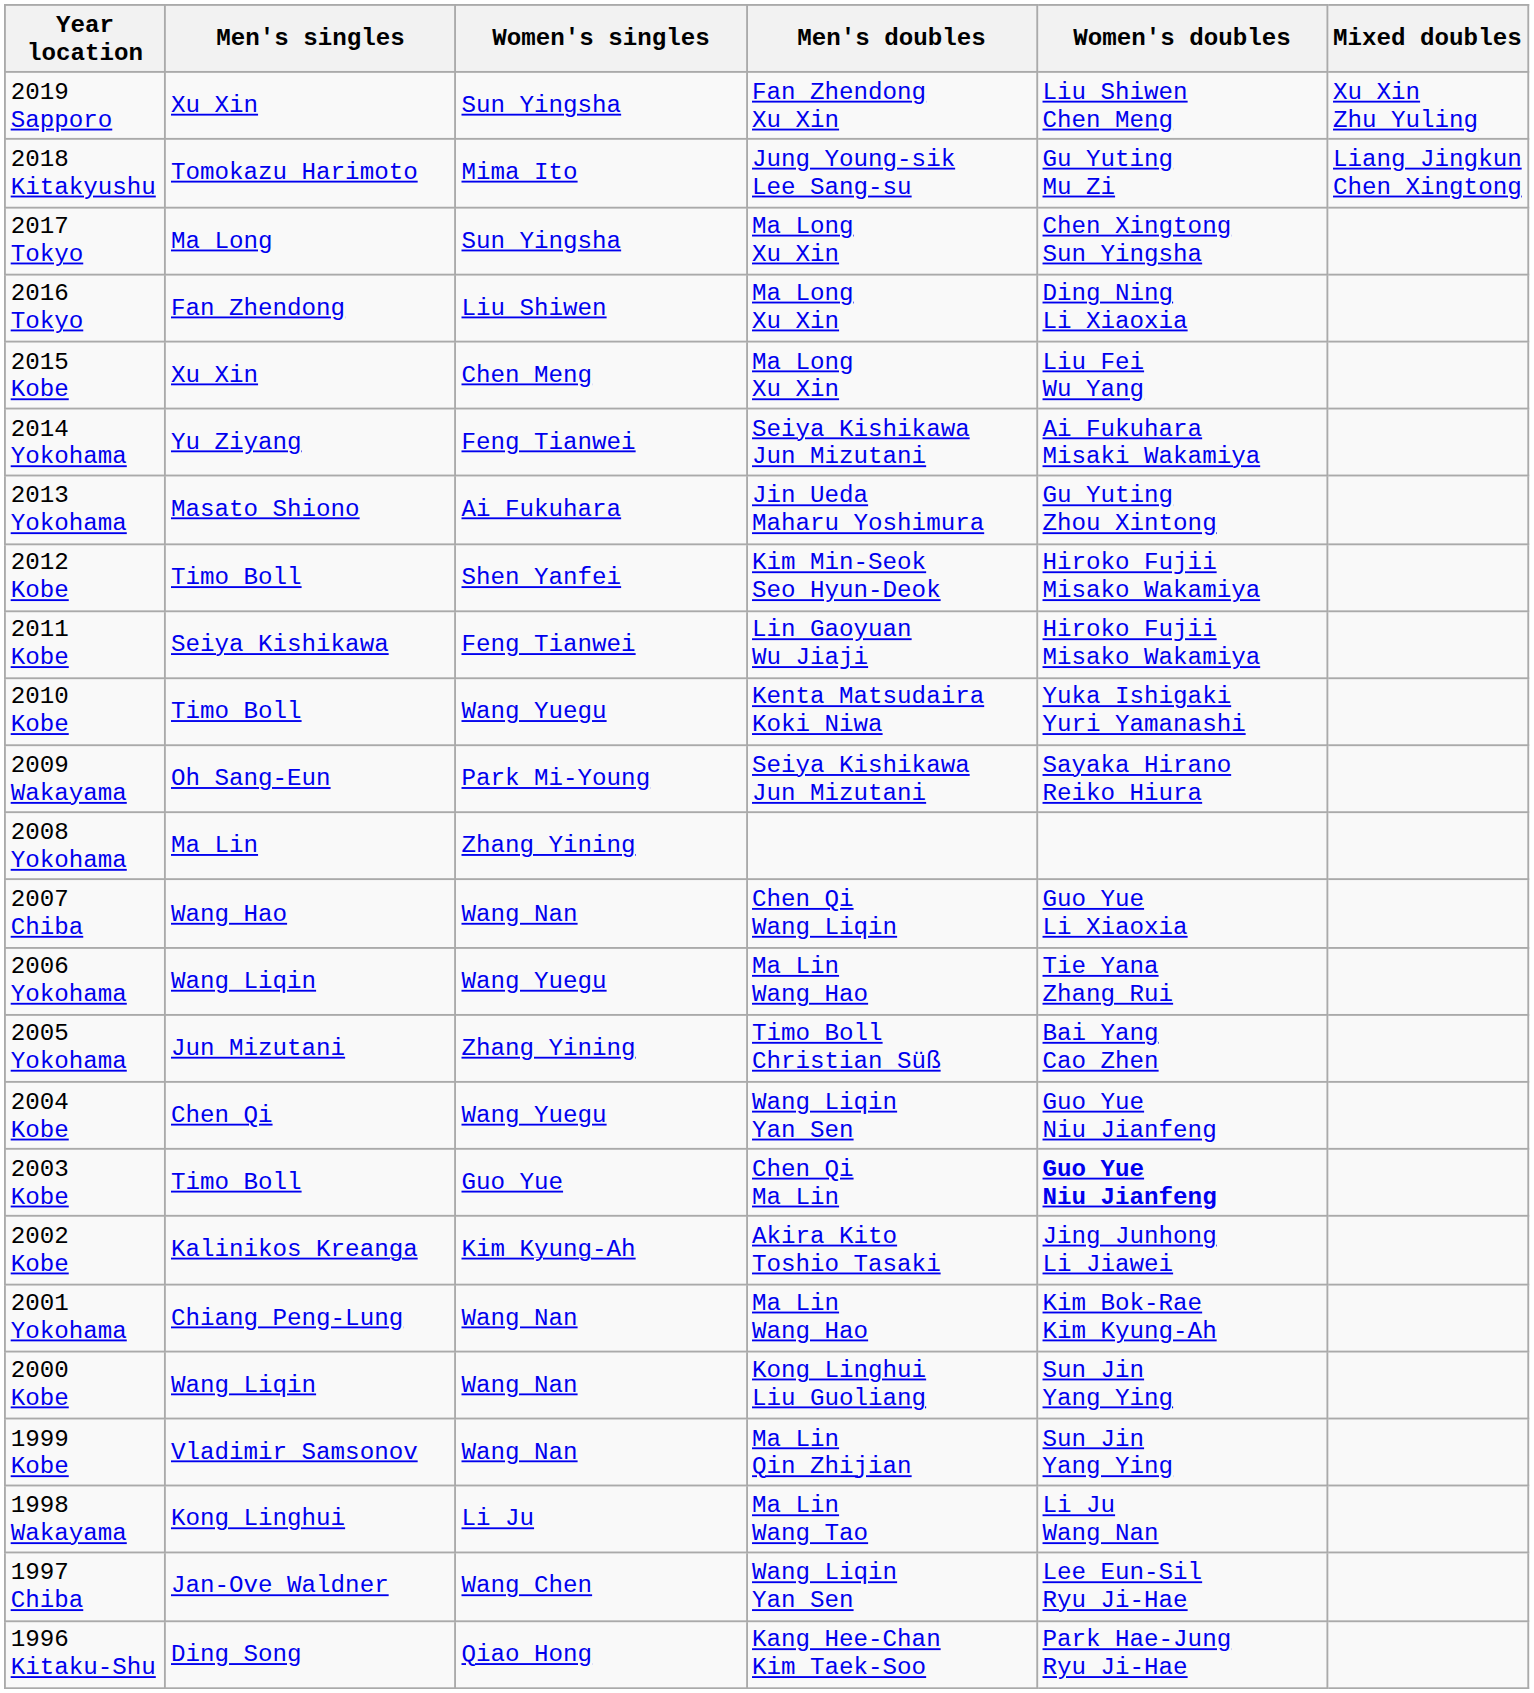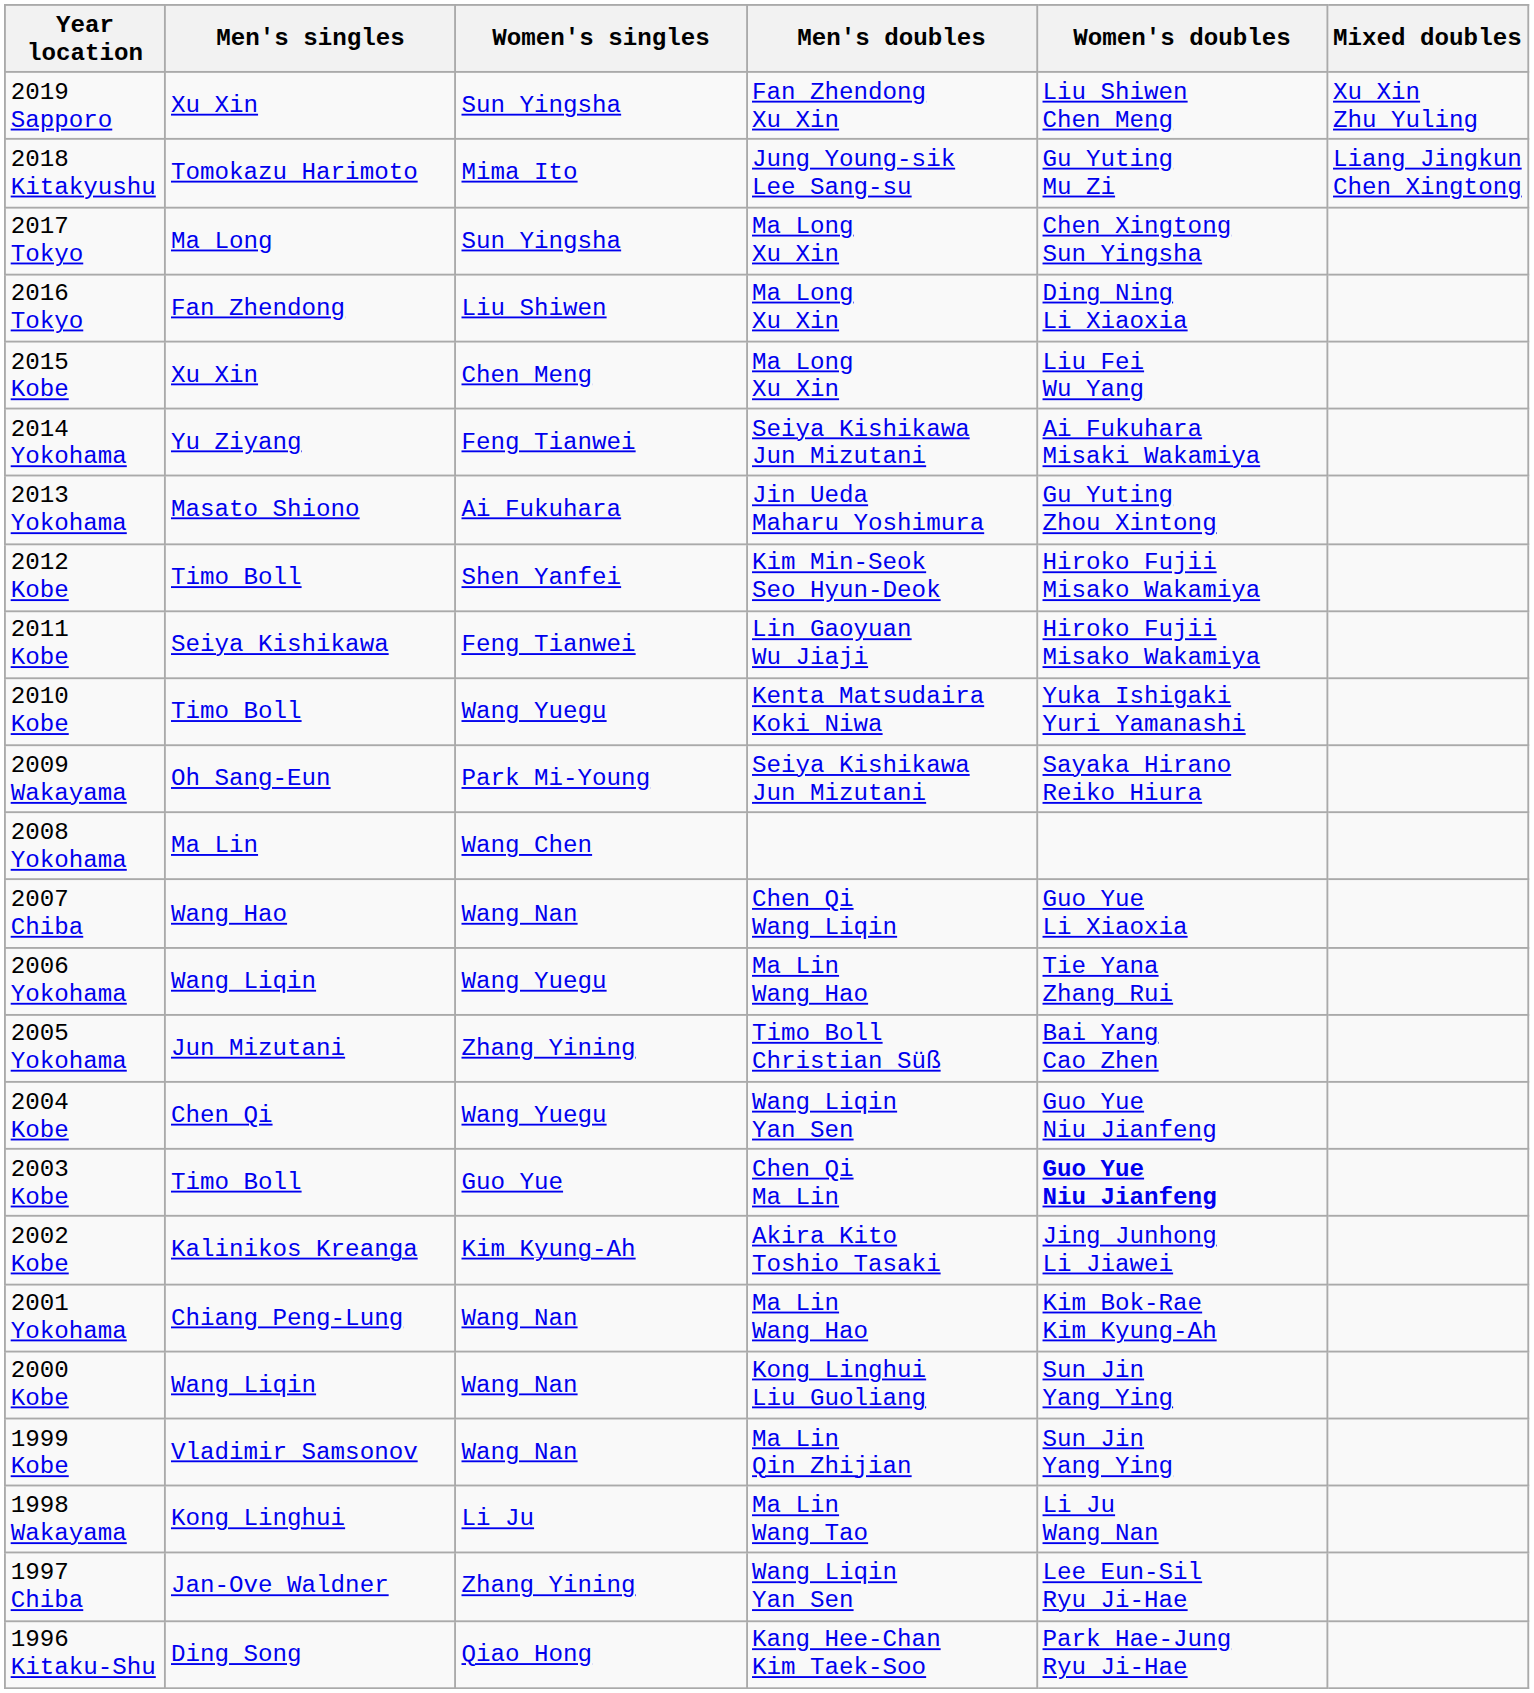(549, 846) Zhang Yining -> (527, 846) Wang Chen
(527, 1587) Wang Chen -> (549, 1587) Zhang Yining
